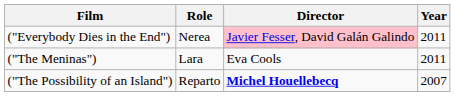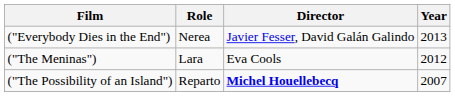(320, 37) pink background -> (320, 37) no background
(433, 37) 2011 -> (434, 37) 2013
(433, 59) 2011 -> (434, 59) 2012
